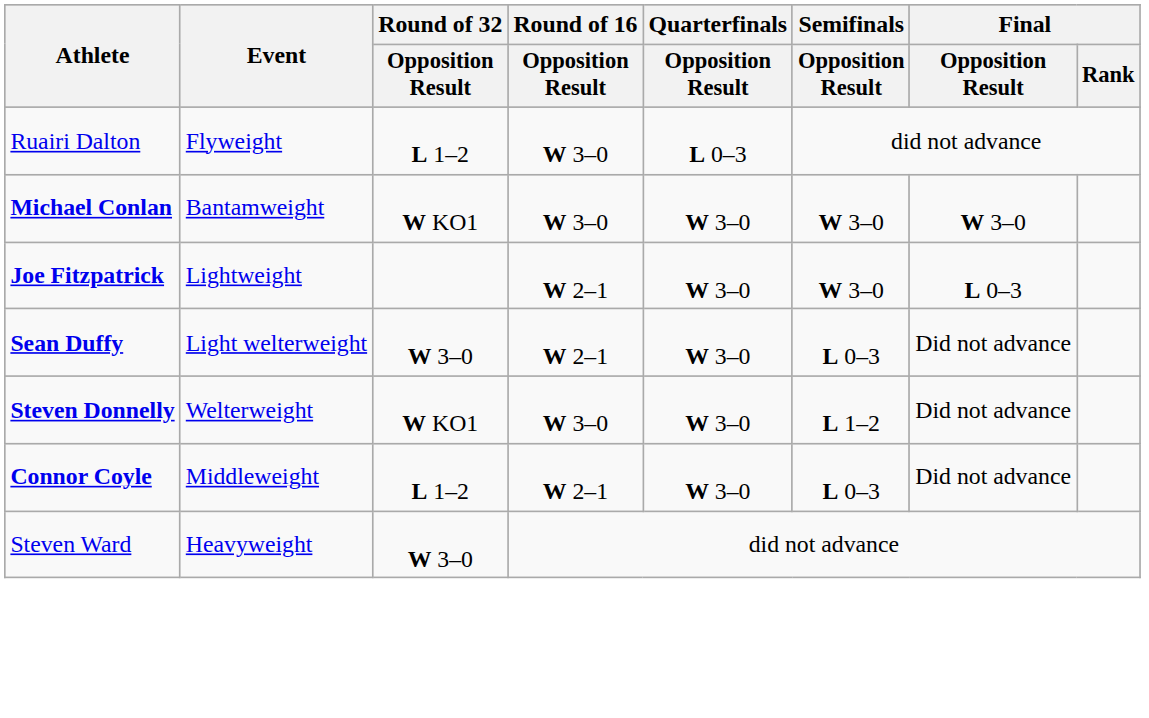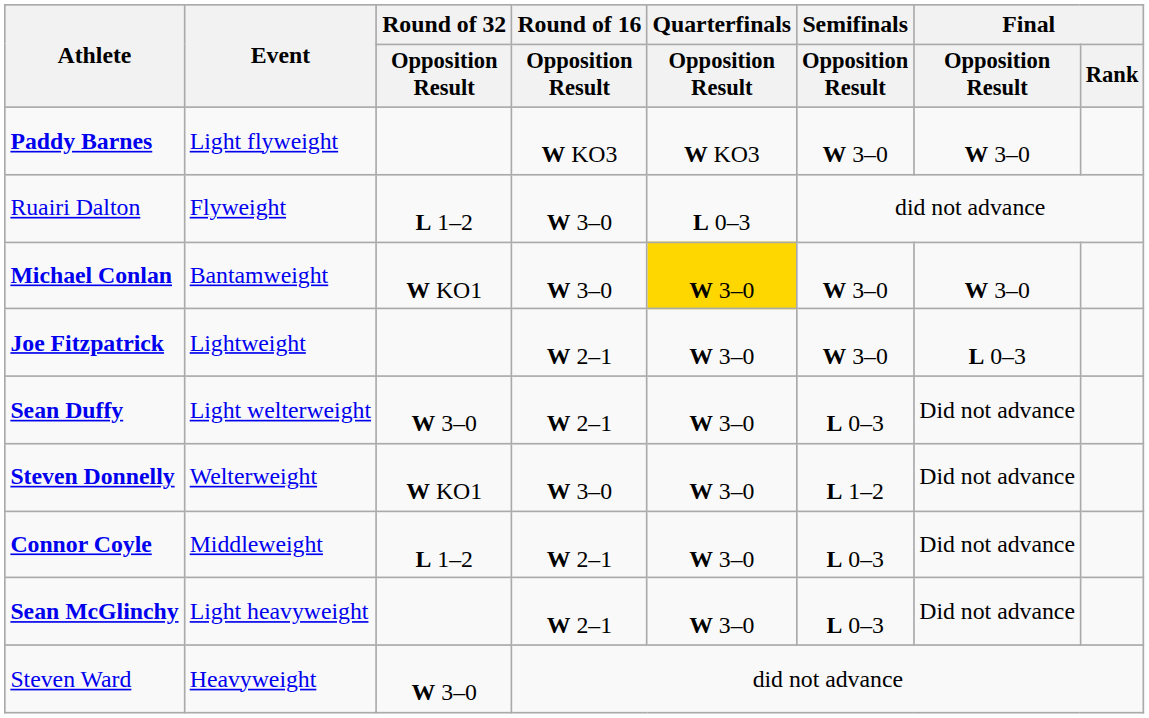+ row: (81, 141)
(718, 222) no background -> (722, 289) gold background
+ row: (94, 611)
